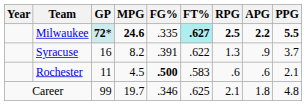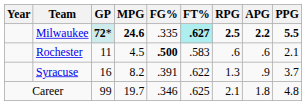rows swapped: (59, 72) <-> (57, 52)
